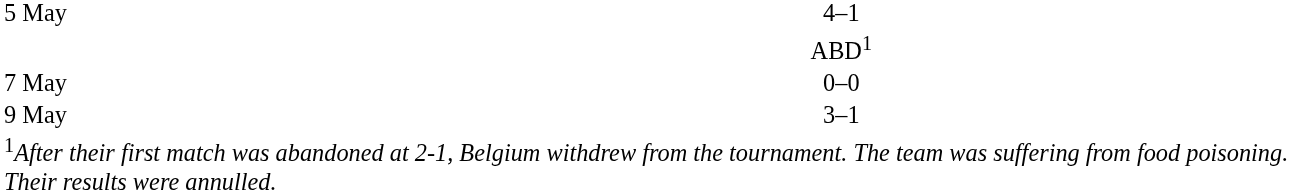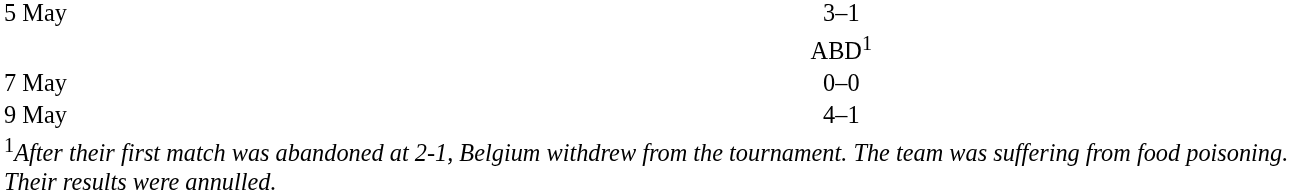(841, 13) 4–1 -> (841, 13) 3–1
(841, 115) 3–1 -> (841, 115) 4–1
